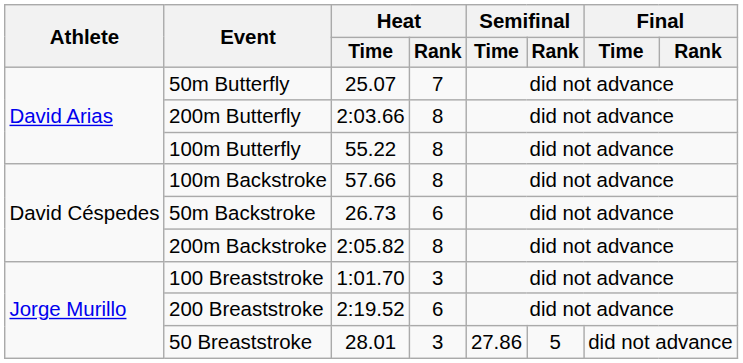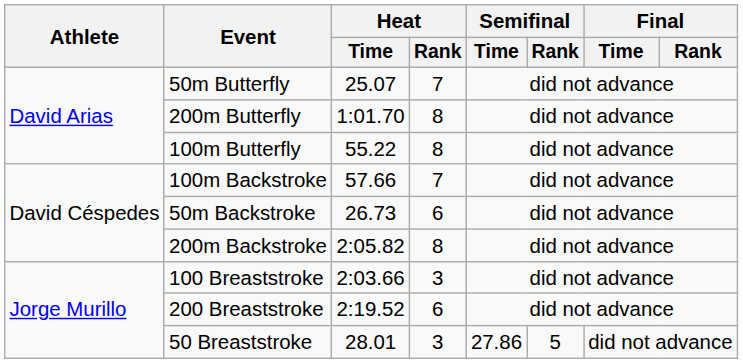(371, 116) 2:03.66 -> (371, 116) 1:01.70
(438, 181) 8 -> (438, 181) 7
(371, 278) 1:01.70 -> (371, 278) 2:03.66
